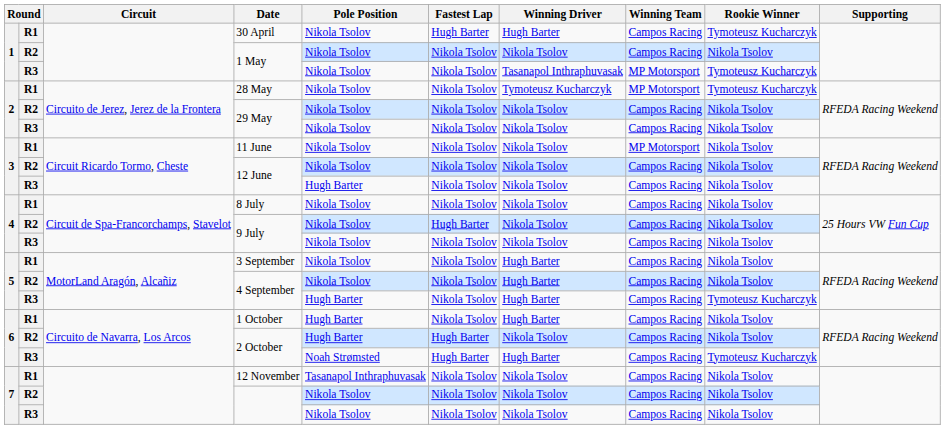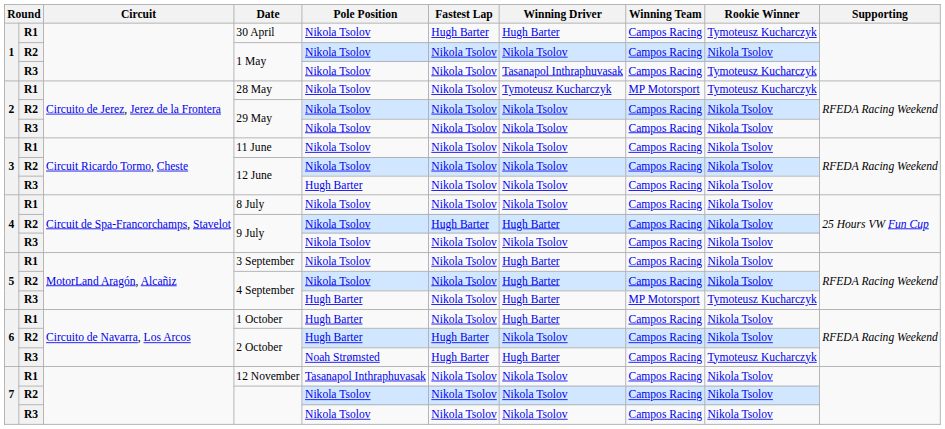(664, 70) MP Motorsport -> (665, 70) Campos Racing
(664, 147) MP Motorsport -> (665, 147) Campos Racing
(535, 223) Nikola Tsolov -> (531, 223) Hugh Barter
(665, 299) Campos Racing -> (664, 299) MP Motorsport
